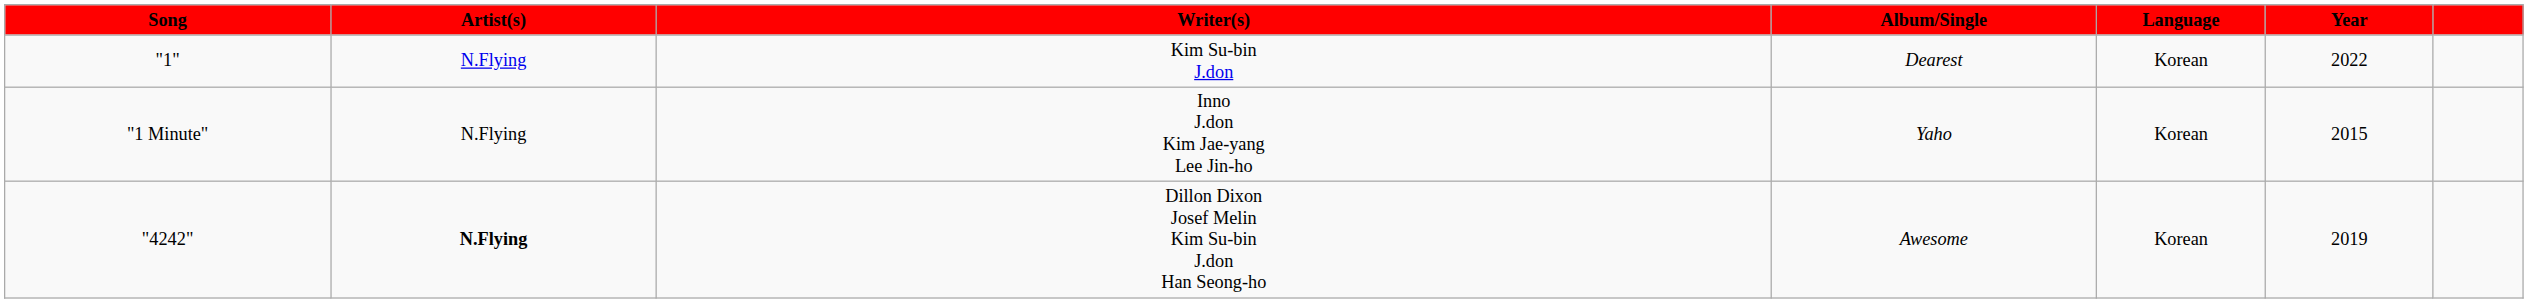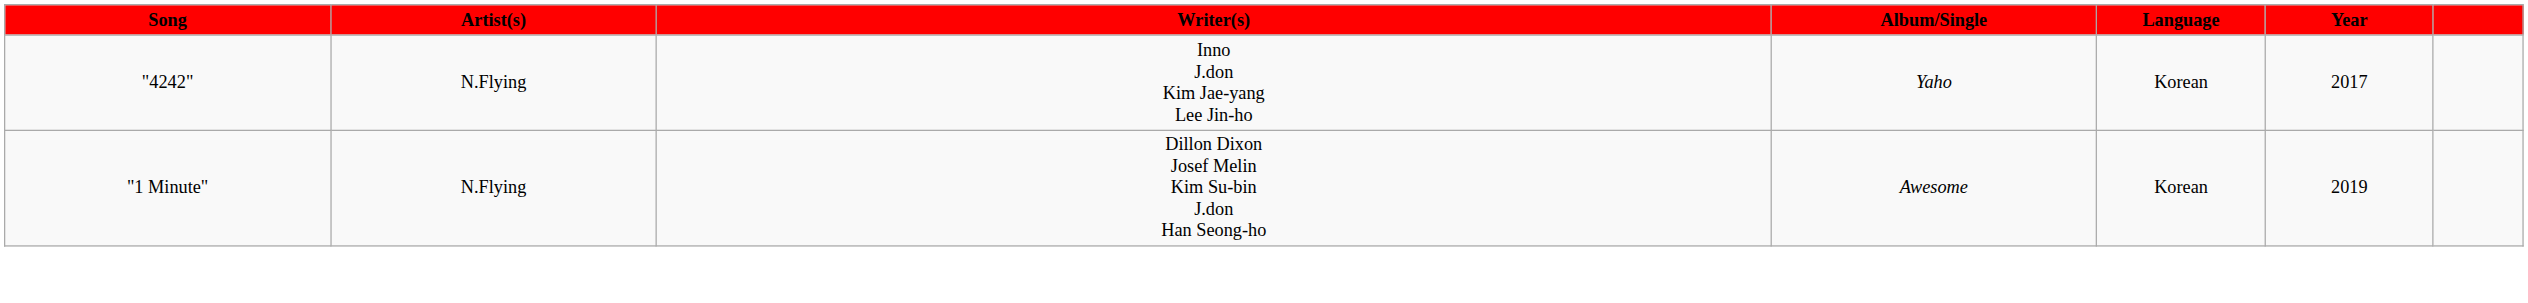- row: (1214, 60)
(168, 133) "1 Minute" -> (168, 82) "4242"
(2349, 133) 2015 -> (2349, 82) 2017
(168, 239) "4242" -> (168, 187) "1 Minute"
(494, 239) bold -> (494, 187) normal
